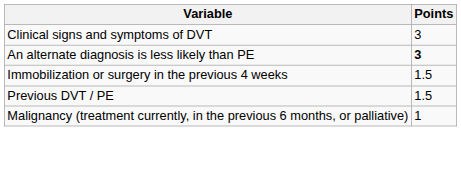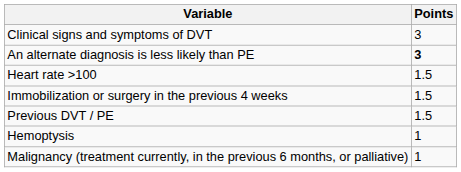+ row: (52, 75)
+ row: (41, 136)
